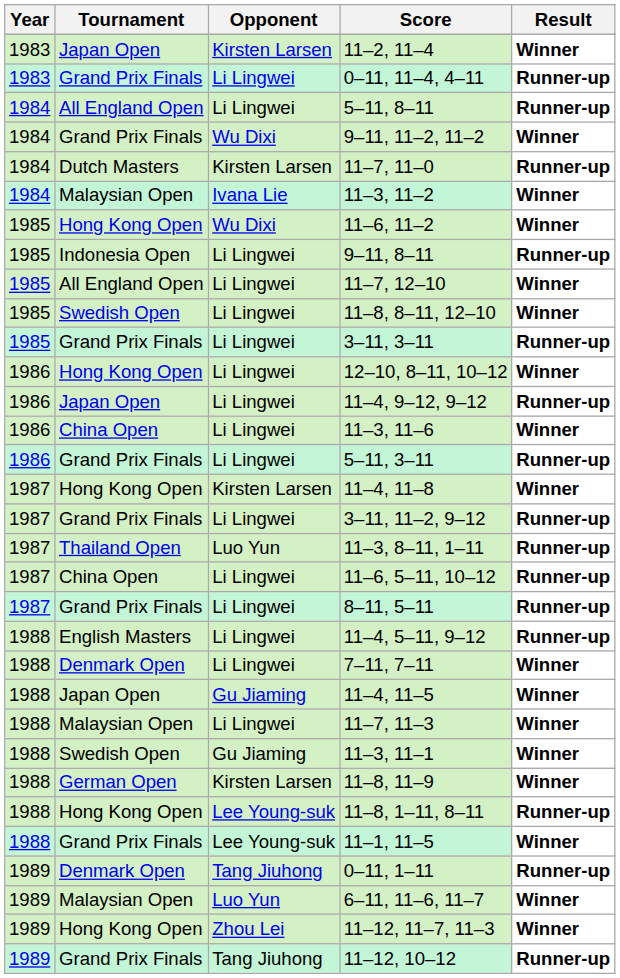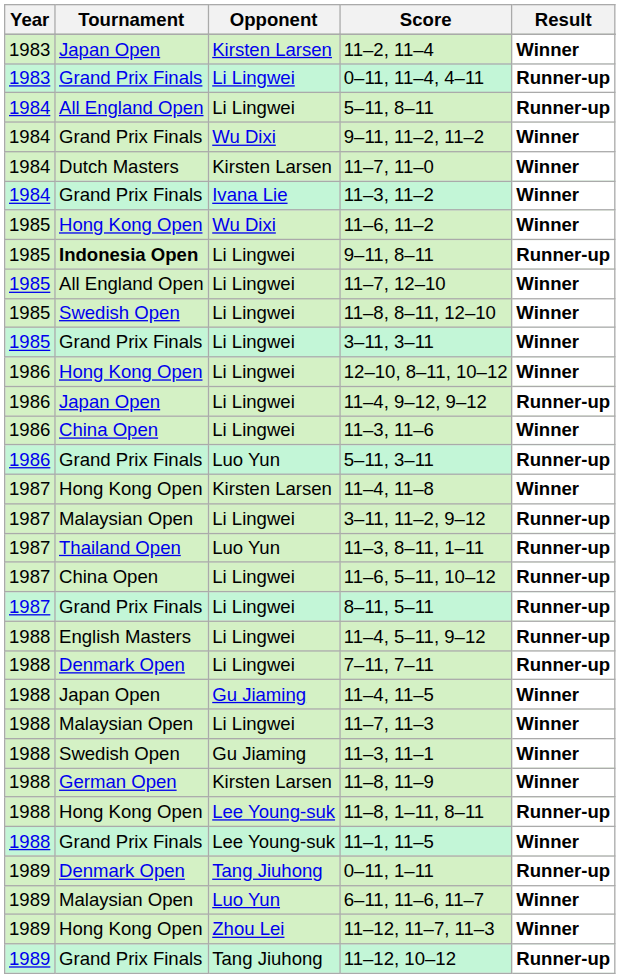(563, 166) Runner-up -> (548, 166) Winner
(126, 196) Malaysian Open -> (131, 196) Grand Prix Finals
(125, 254) normal -> (129, 254) bold
(563, 343) Runner-up -> (548, 343) Winner
(253, 460) Li Lingwei -> (246, 460) Luo Yun
(131, 519) Grand Prix Finals -> (126, 519) Malaysian Open
(548, 665) Winner -> (563, 665) Runner-up
